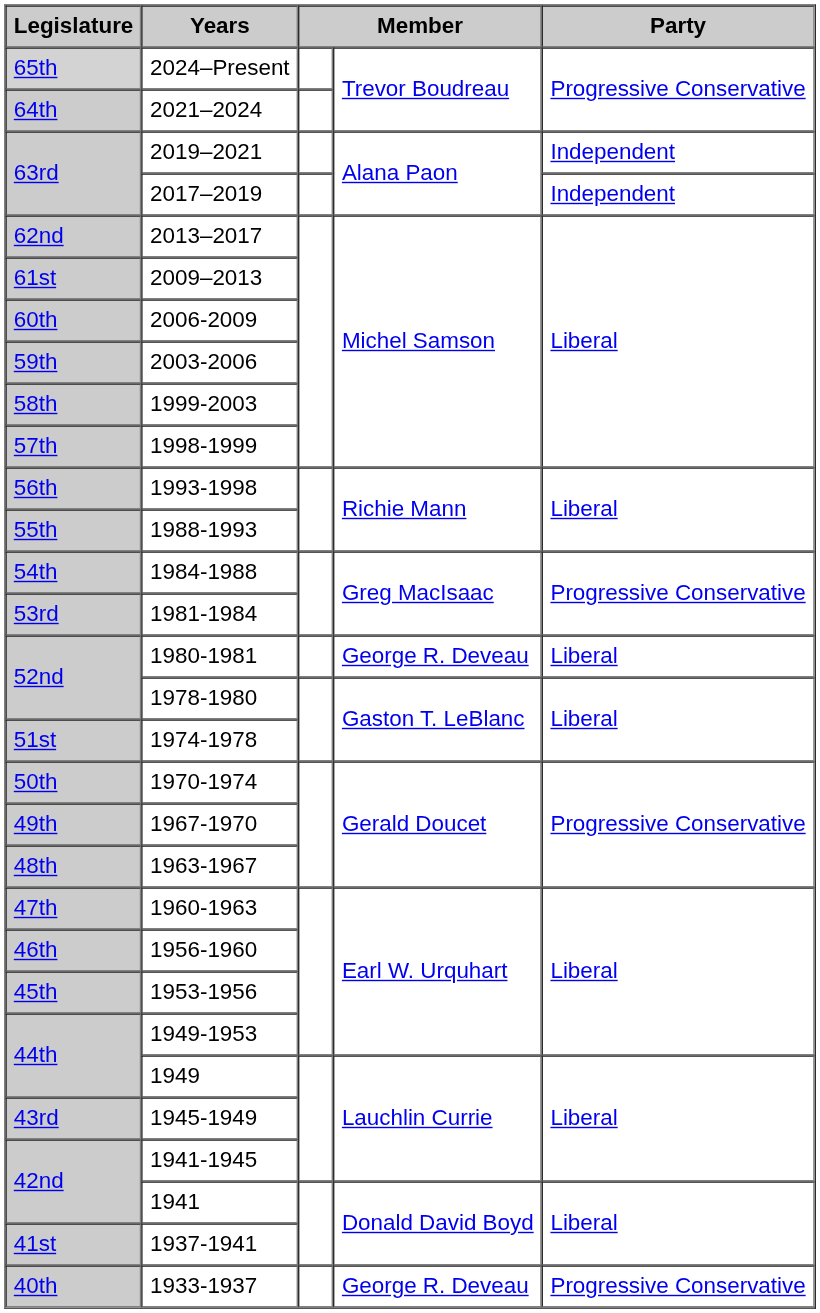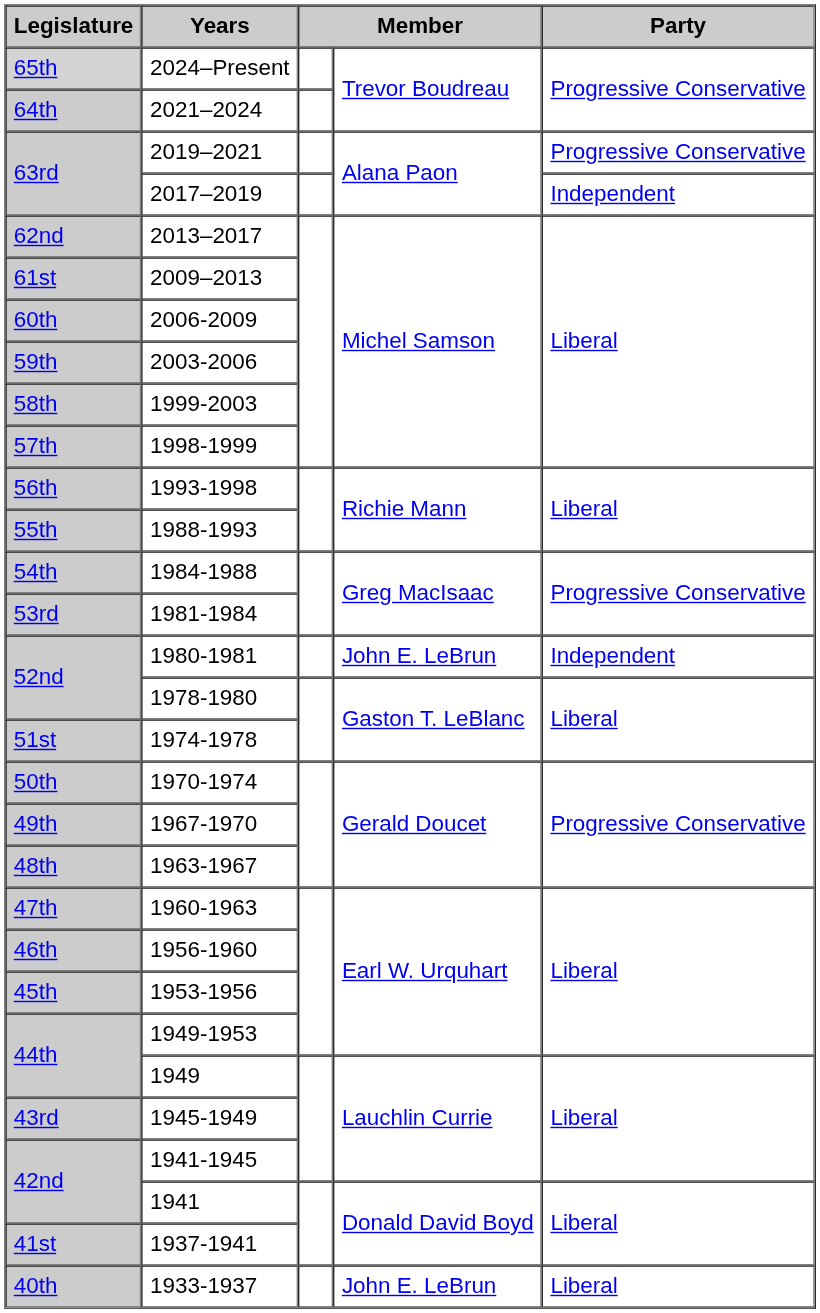(613, 152) Independent -> (678, 152) Progressive Conservative
(435, 656) George R. Deveau -> (419, 656) John E. LeBrun
(584, 656) Liberal -> (613, 656) Independent
(435, 1286) George R. Deveau -> (419, 1286) John E. LeBrun
(678, 1286) Progressive Conservative -> (584, 1286) Liberal
